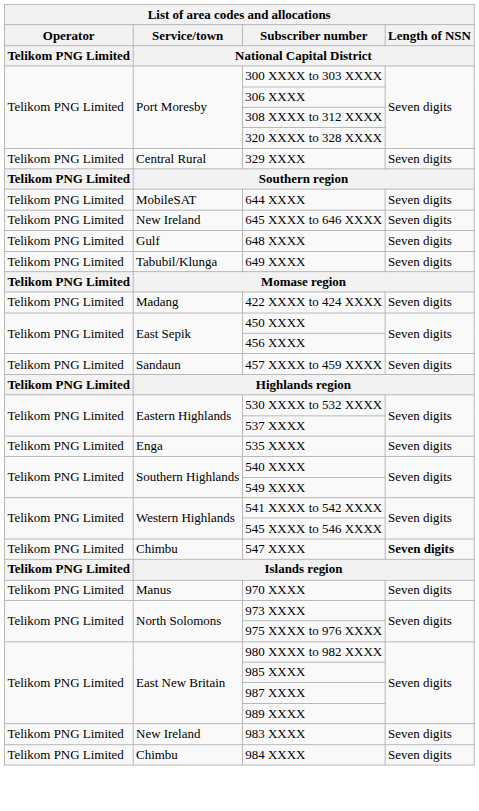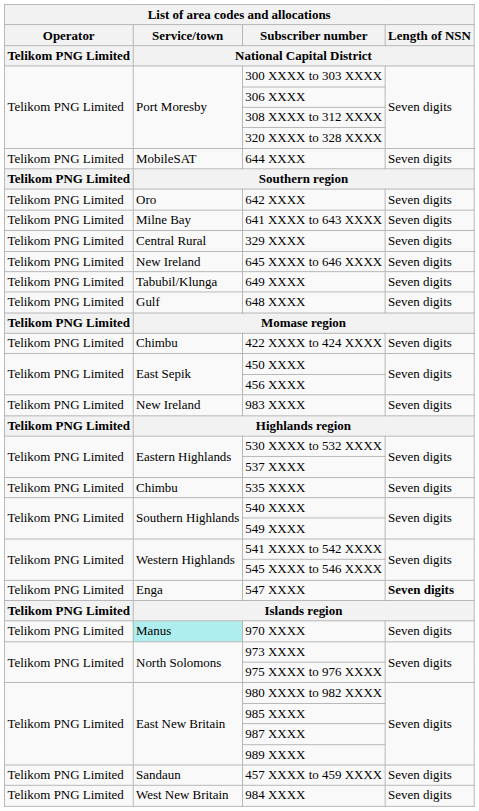rows swapped: (275, 158) <-> (275, 199)
+ row: (275, 199)
+ row: (314, 220)
rows swapped: (275, 240) <-> (275, 261)
(157, 302) Madang -> (157, 343) Chimbu
rows swapped: (314, 364) <-> (275, 734)
(149, 446) Enga -> (157, 487) Chimbu
(157, 549) Chimbu -> (149, 590) Enga
(154, 590) no background -> (154, 631) paleturquoise background
(157, 754) Chimbu -> (182, 795) West New Britain
